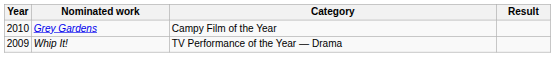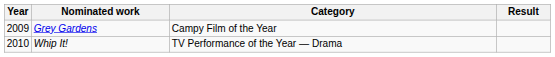(18, 28) 2010 -> (18, 28) 2009
(18, 44) 2009 -> (18, 44) 2010
